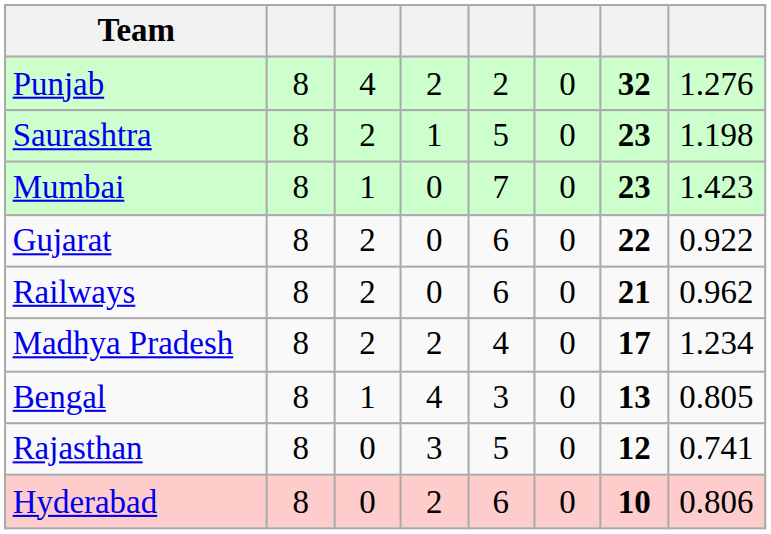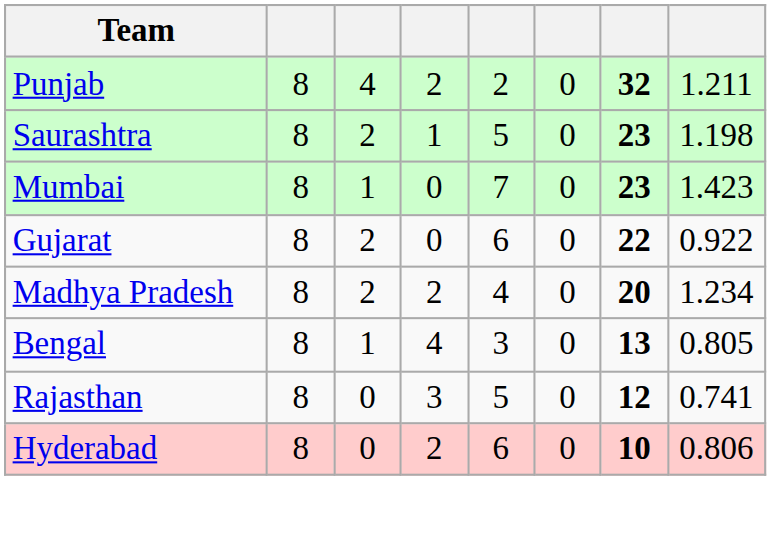(716, 82) 1.276 -> (716, 82) 1.211
- row: (74, 291)
(634, 344) 17 -> (634, 291) 20
